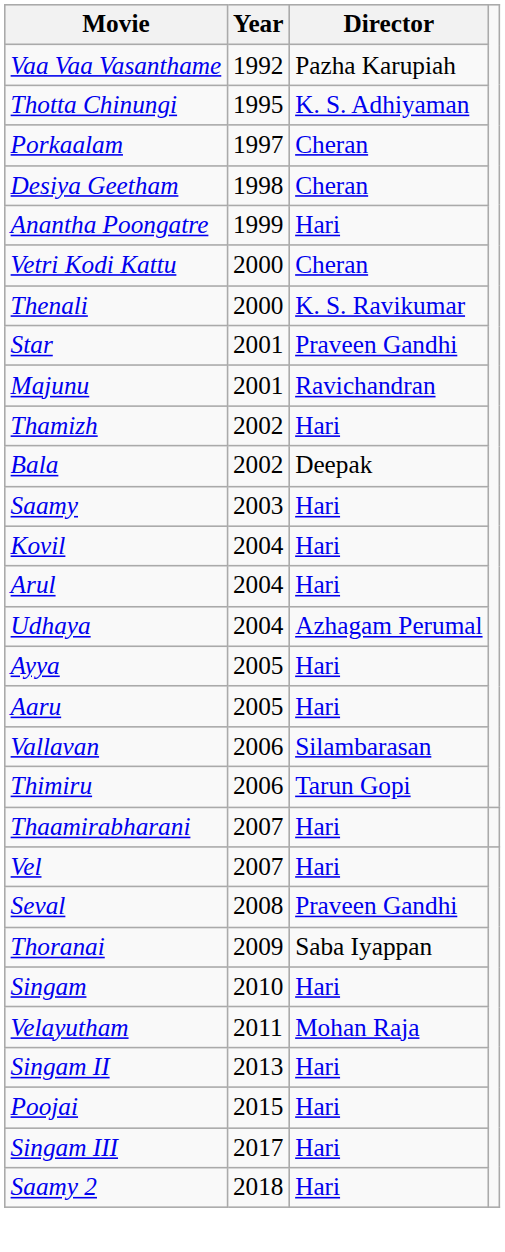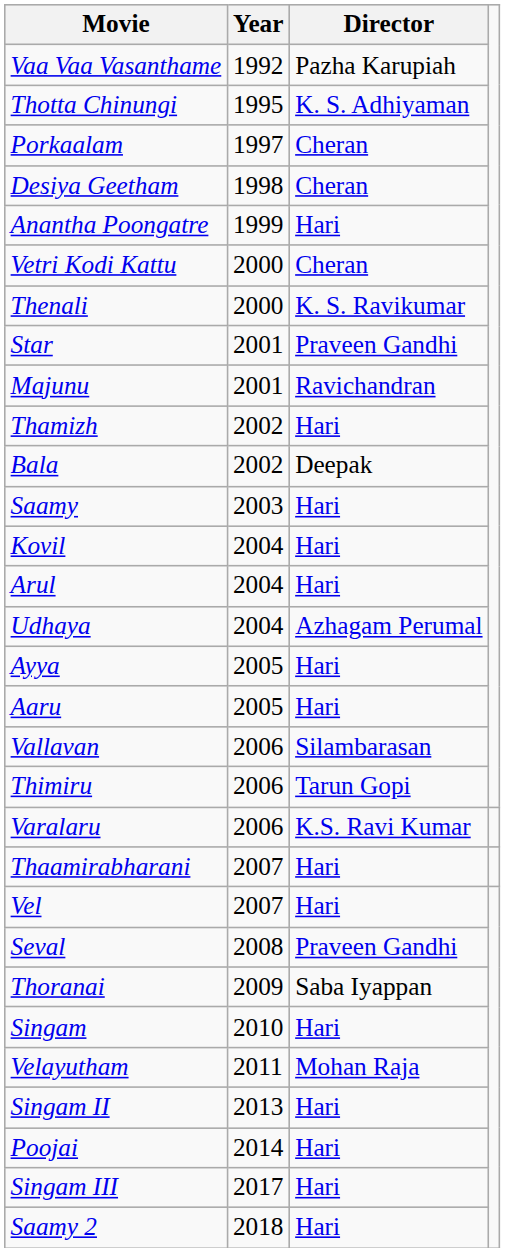+ row: (56, 826)
(258, 1107) 2015 -> (258, 1147) 2014
